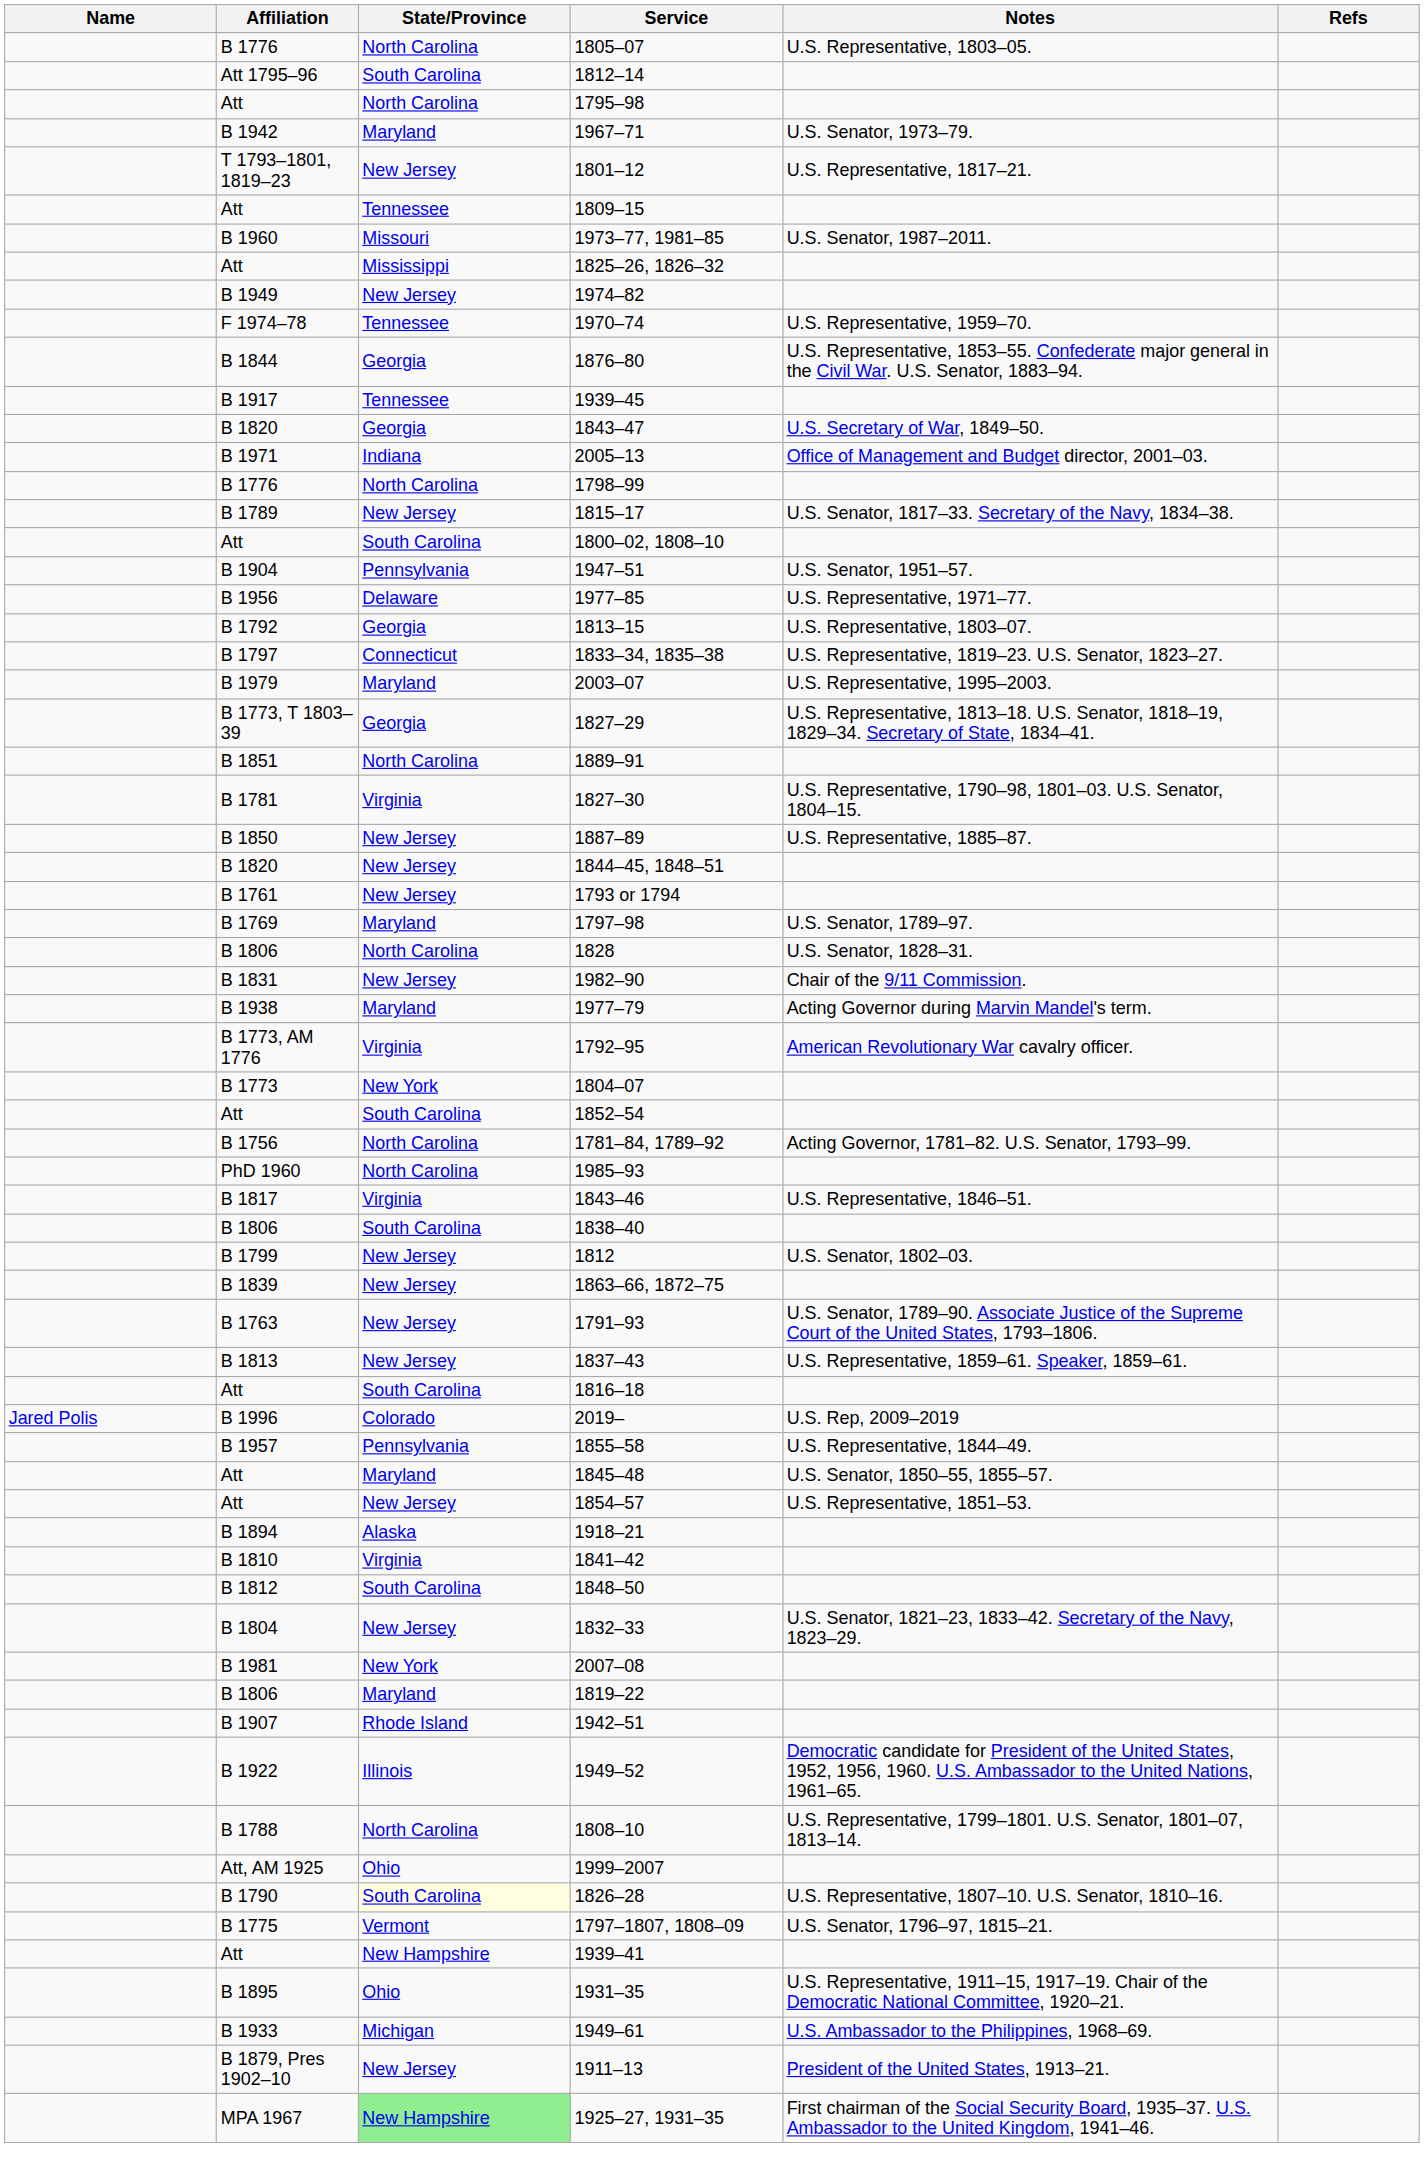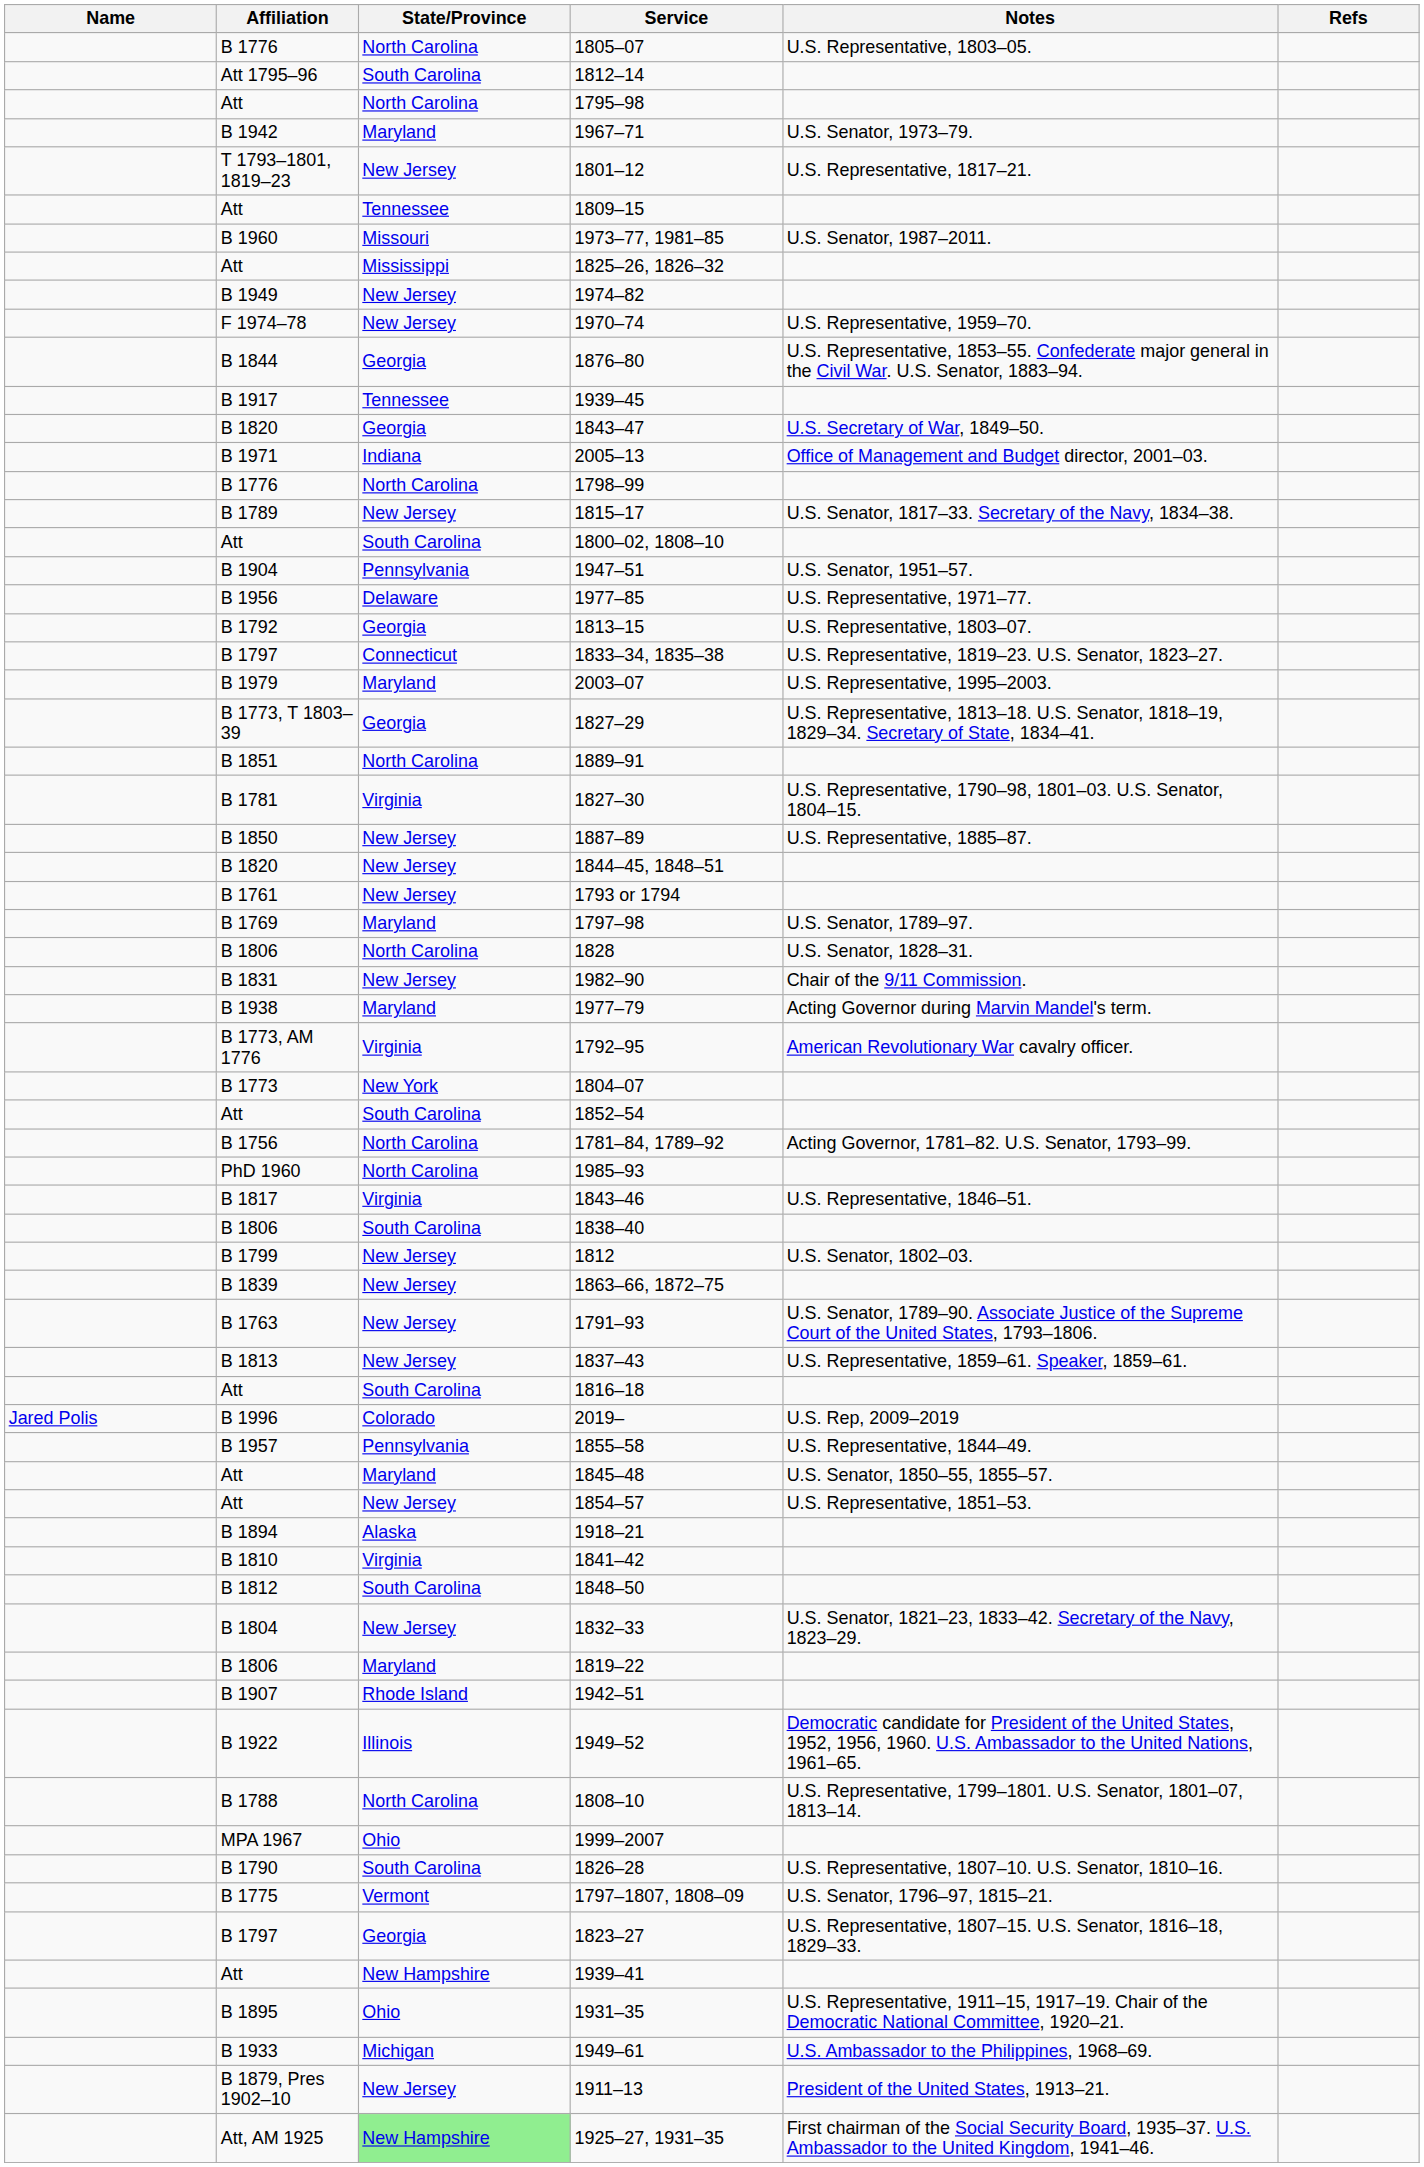(406, 323) Tennessee -> (409, 323) New Jersey
- row: (609, 1666)
(272, 1868) Att, AM 1925 -> (262, 1840) MPA 1967
(422, 1897) lightyellow background -> (422, 1868) no background
+ row: (609, 1935)
(262, 2118) MPA 1967 -> (272, 2138) Att, AM 1925
